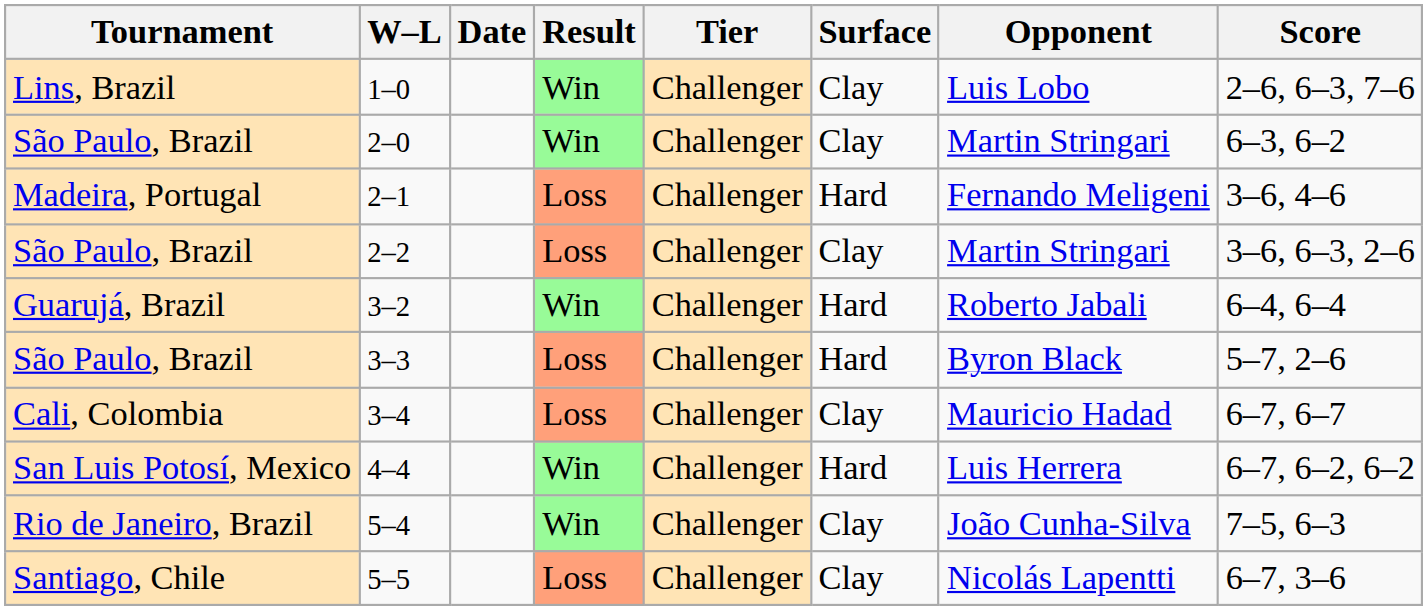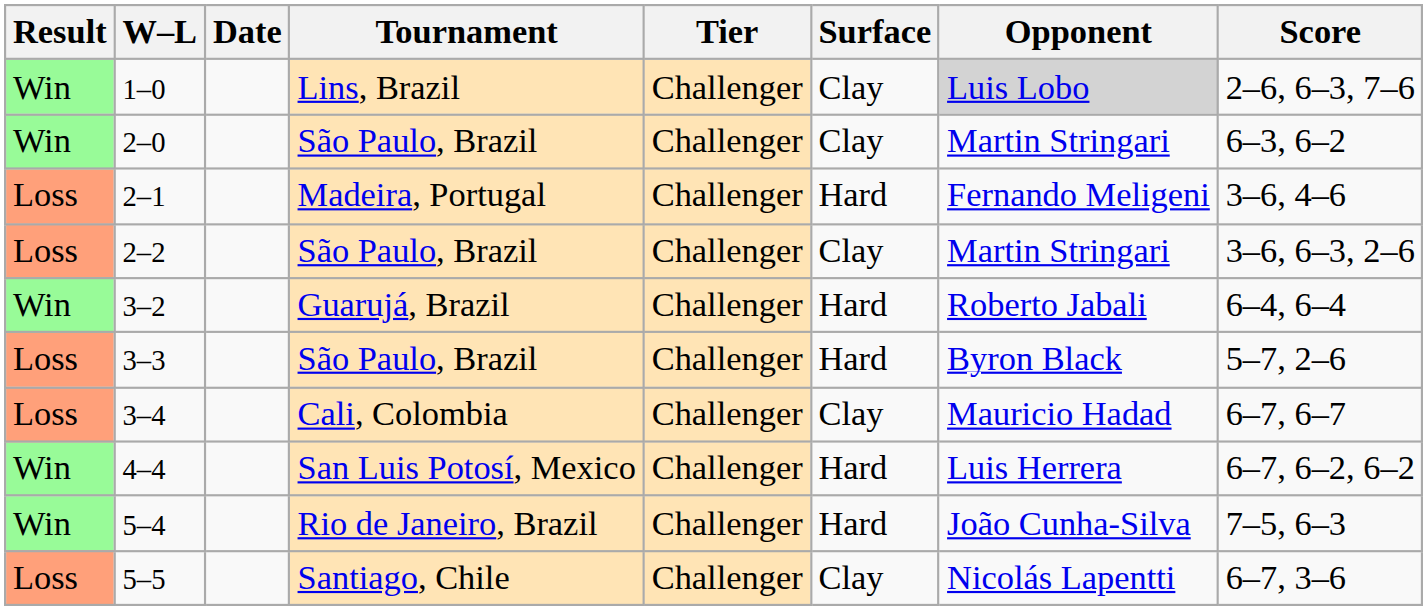columns swapped: (589, 31) <-> (182, 31)
(1018, 86) no background -> (1018, 86) lightgrey background
(851, 522) Clay -> (853, 522) Hard
